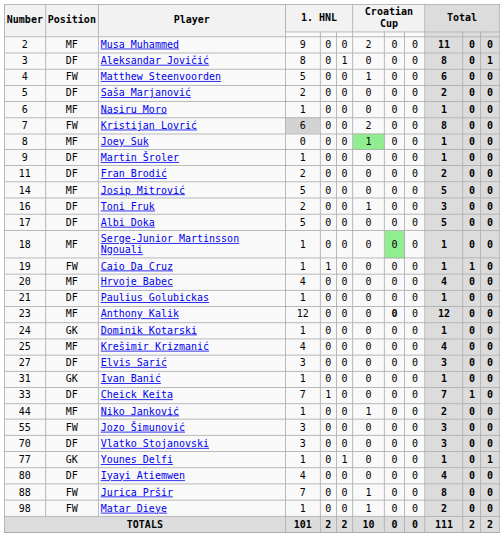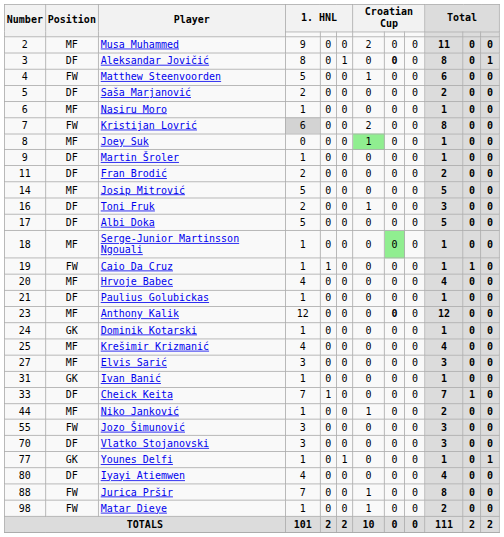(395, 61) normal -> (395, 61) bold
(72, 363) DF -> (72, 363) MF
